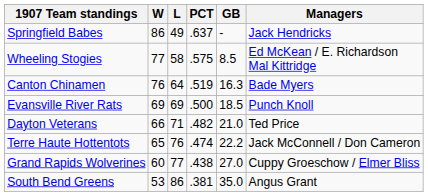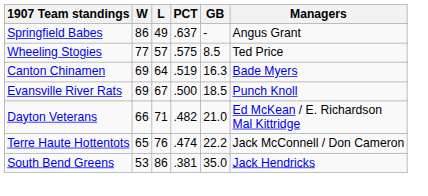(290, 33) Jack Hendricks -> (267, 33) Angus Grant
(177, 59) 58 -> (161, 52) 57
(323, 59) Ed McKean / E. Richardson Mal Kittridge -> (258, 52) Ted Price
(158, 85) 76 -> (142, 71) 69
(177, 104) 69 -> (161, 91) 67
(274, 124) Ted Price -> (307, 117) Ed McKean / E. Richardson Mal Kittridge
- row: (76, 162)
(283, 182) Angus Grant -> (274, 162) Jack Hendricks
